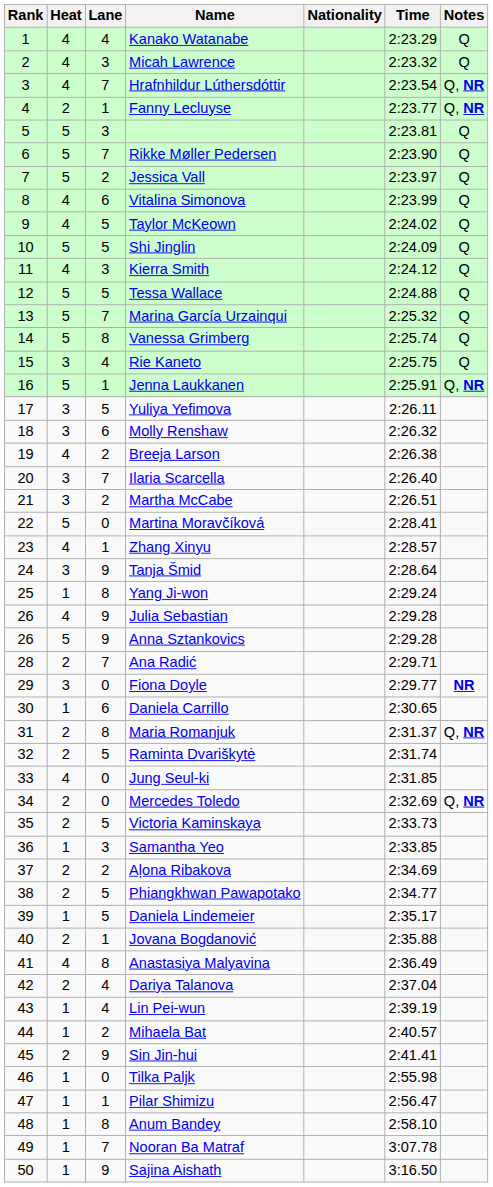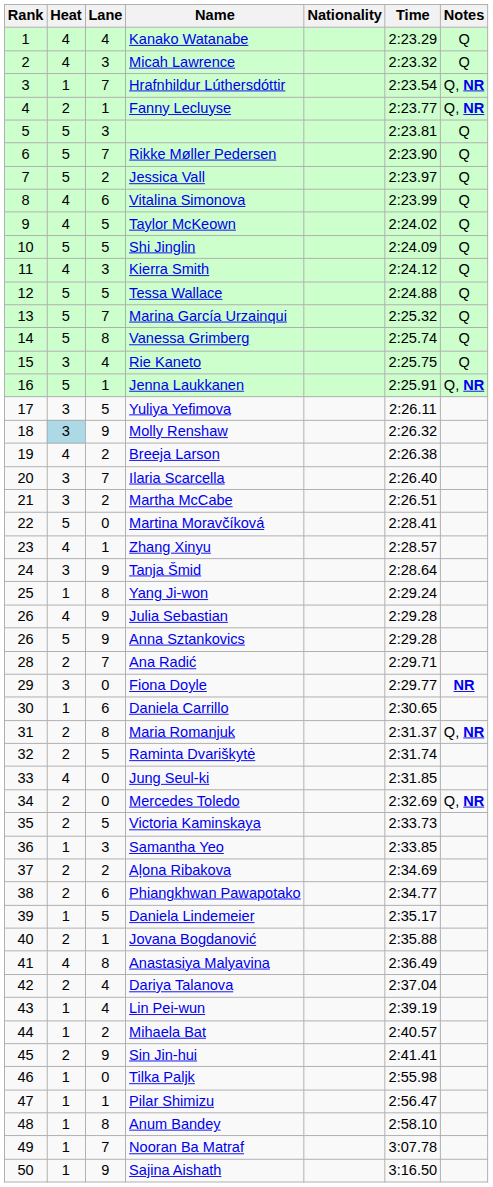(66, 85) 4 -> (66, 85) 1
(66, 431) no background -> (66, 431) lightblue background
(105, 431) 6 -> (105, 431) 9
(105, 893) 5 -> (105, 893) 6
